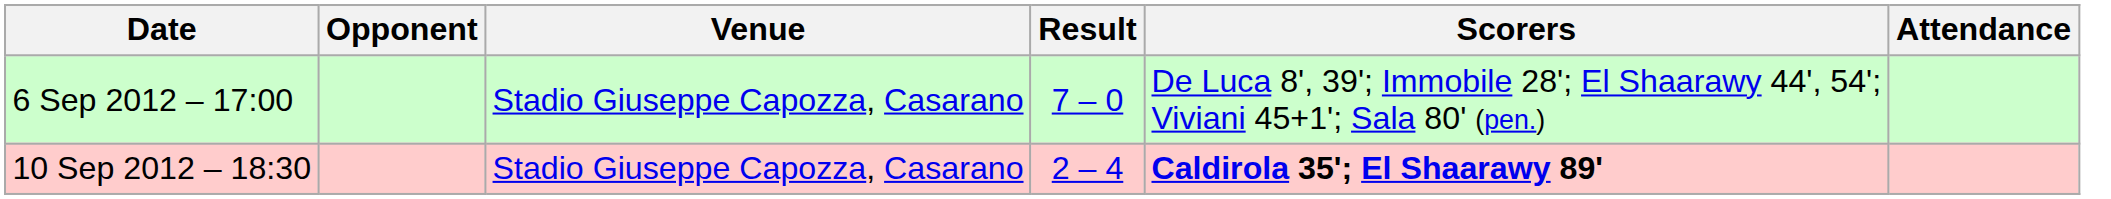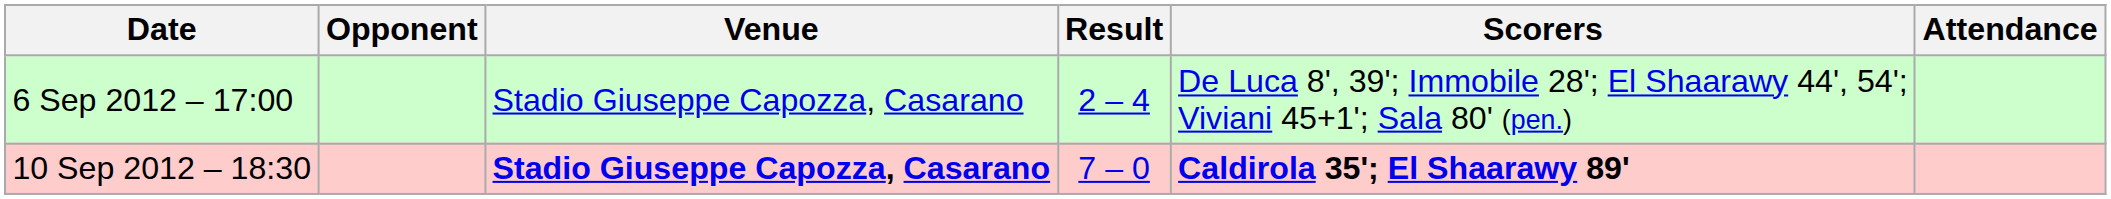(1088, 99) 7 – 0 -> (1114, 99) 2 – 4
(758, 168) normal -> (771, 168) bold
(1088, 168) 2 – 4 -> (1114, 168) 7 – 0
